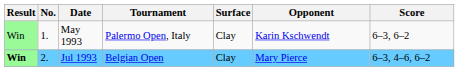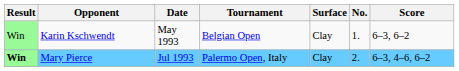columns swapped: (48, 12) <-> (311, 12)
(148, 35) Palermo Open, Italy -> (231, 35) Belgian Open
(134, 58) Belgian Open -> (245, 58) Palermo Open, Italy
